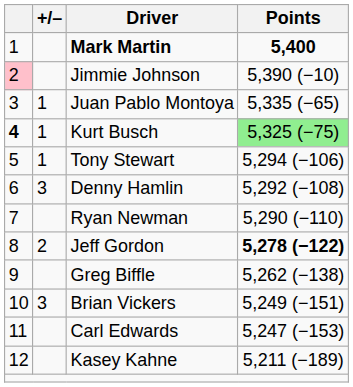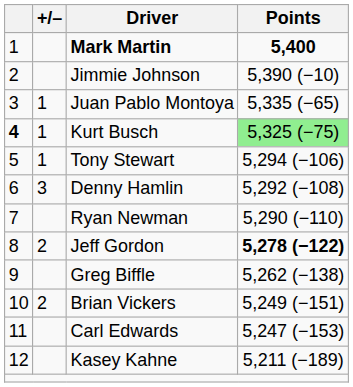(14, 75) pink background -> (14, 75) no background
(42, 302) 3 -> (42, 302) 2
